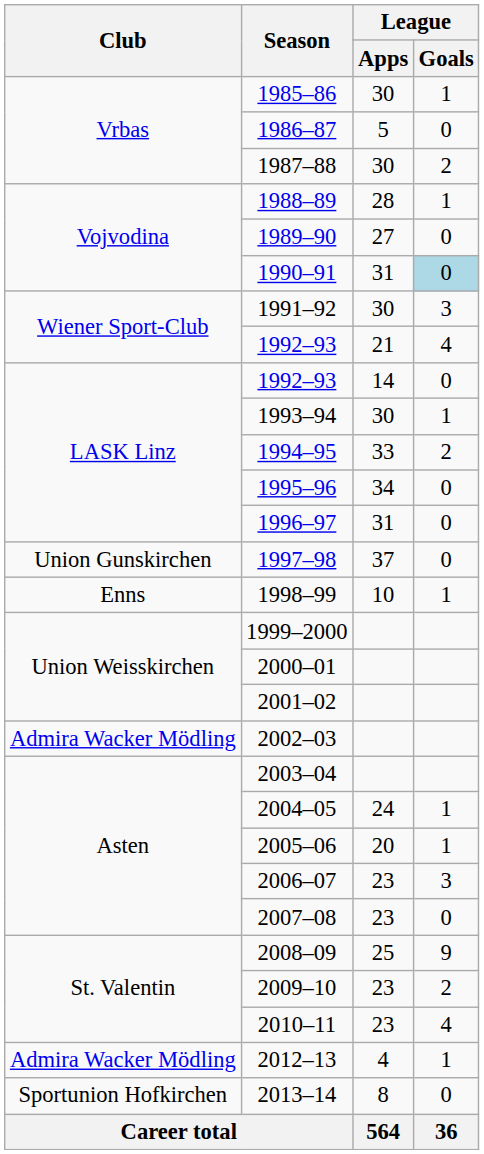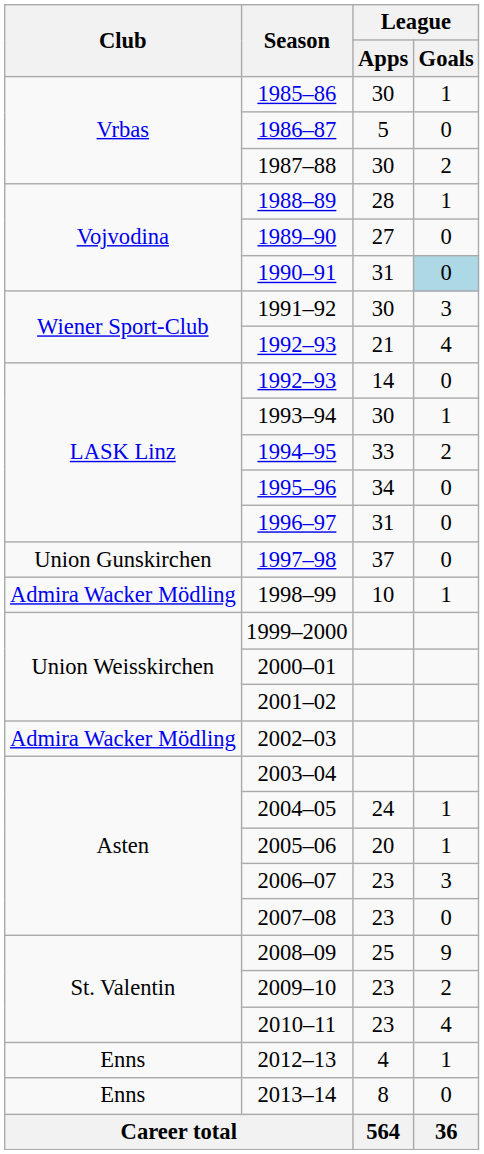(123, 594) Enns -> (123, 594) Admira Wacker Mödling
(123, 1059) Admira Wacker Mödling -> (123, 1059) Enns
(123, 1095) Sportunion Hofkirchen -> (123, 1095) Enns
